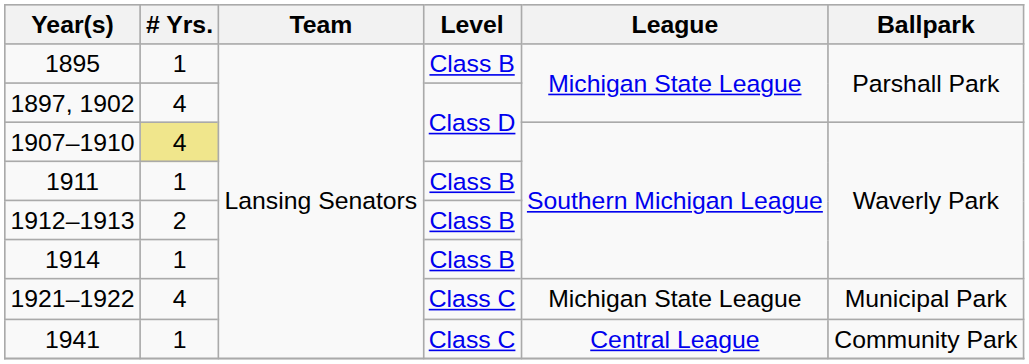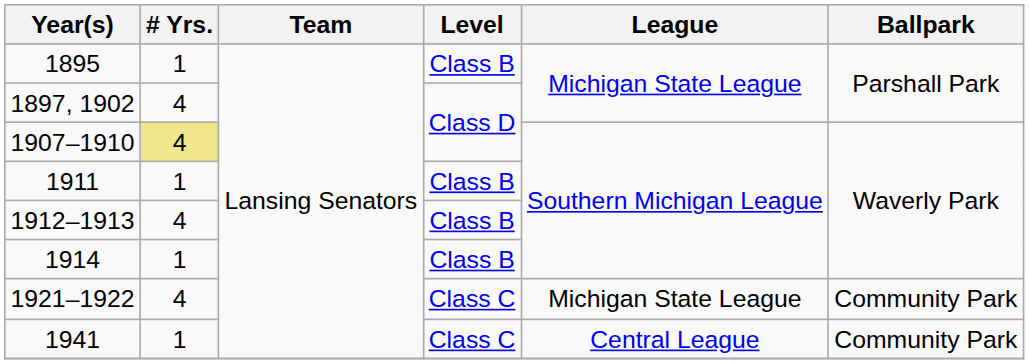(180, 221) 2 -> (180, 221) 4
(926, 299) Municipal Park -> (926, 299) Community Park
